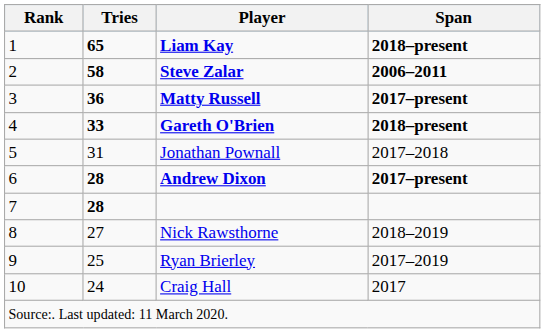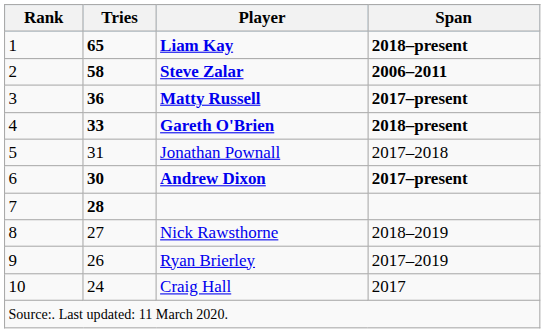(95, 179) 28 -> (95, 179) 30
(95, 260) 25 -> (95, 260) 26
